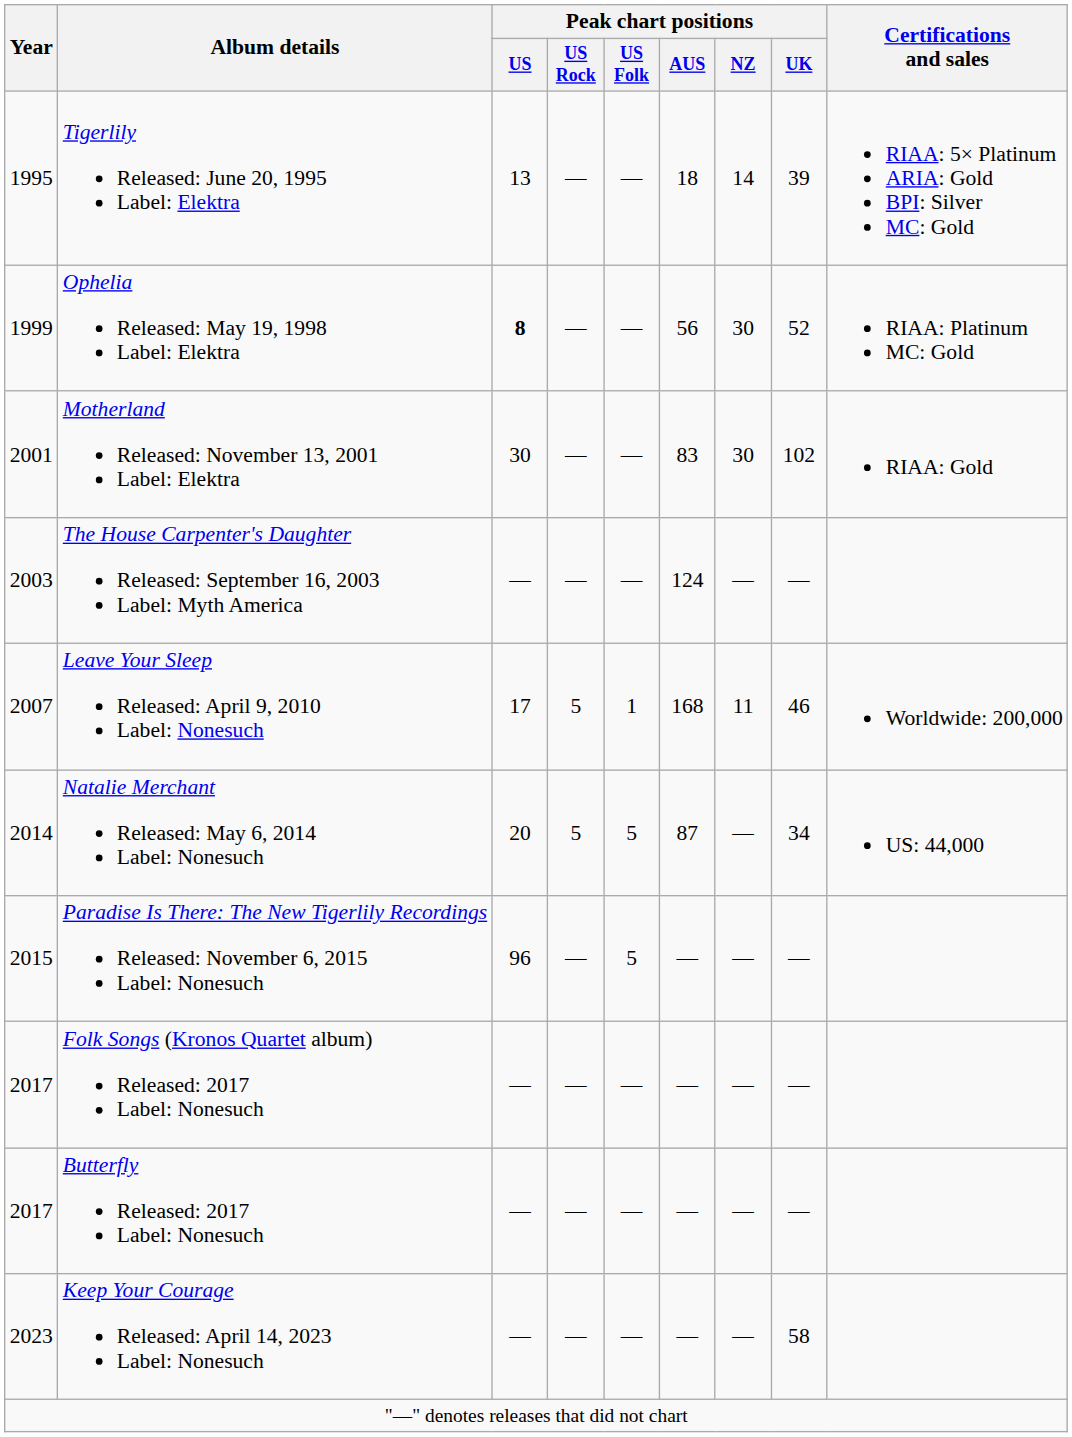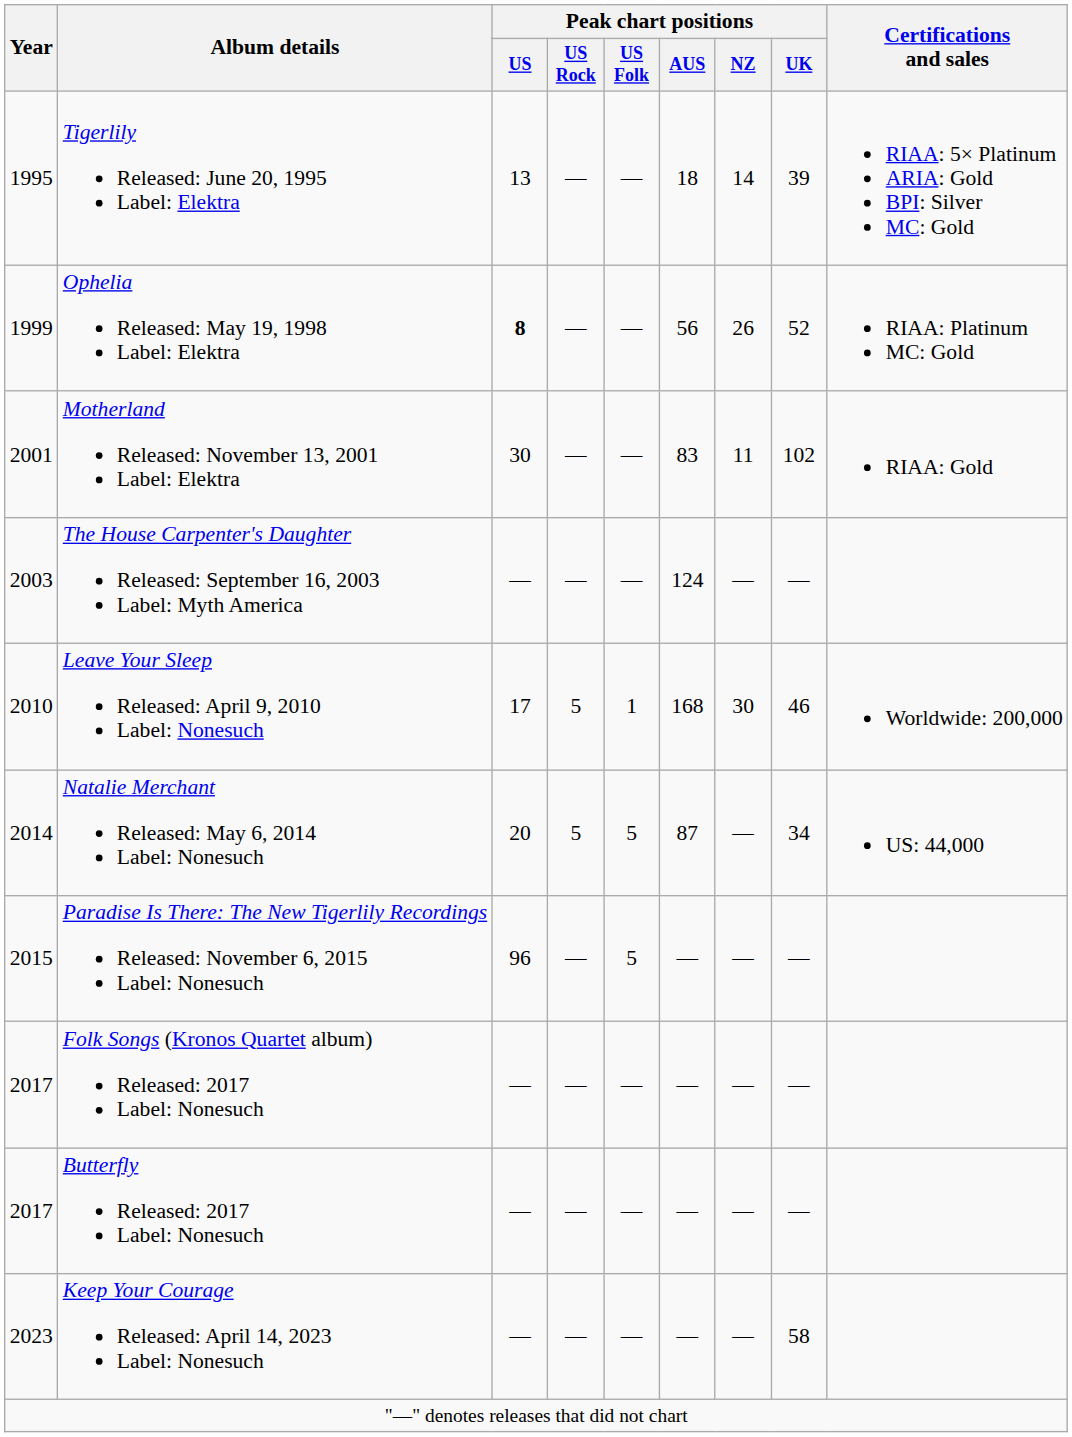(743, 328) 30 -> (743, 328) 26
(743, 454) 30 -> (743, 454) 11
(31, 706) 2007 -> (31, 706) 2010
(743, 706) 11 -> (743, 706) 30
